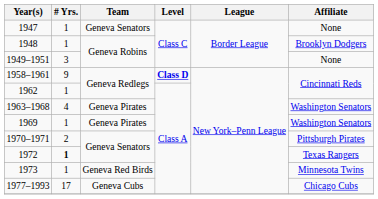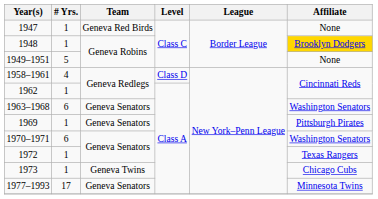(118, 28) Geneva Senators -> (118, 28) Geneva Red Birds
(331, 44) no background -> (330, 44) gold background
(66, 59) 3 -> (66, 59) 5
(66, 75) 9 -> (66, 75) 4
(173, 75) bold -> (172, 75) normal
(66, 107) 4 -> (66, 107) 6
(118, 107) Geneva Pirates -> (118, 107) Geneva Senators
(118, 123) Geneva Pirates -> (118, 123) Geneva Senators
(331, 123) Washington Senators -> (330, 123) Pittsburgh Pirates
(66, 138) 2 -> (66, 138) 6
(331, 138) Pittsburgh Pirates -> (330, 138) Washington Senators
(66, 154) bold -> (66, 154) normal
(118, 170) Geneva Red Birds -> (118, 170) Geneva Twins
(331, 170) Minnesota Twins -> (330, 170) Chicago Cubs
(118, 186) Geneva Cubs -> (118, 186) Geneva Senators
(331, 186) Chicago Cubs -> (330, 186) Minnesota Twins
